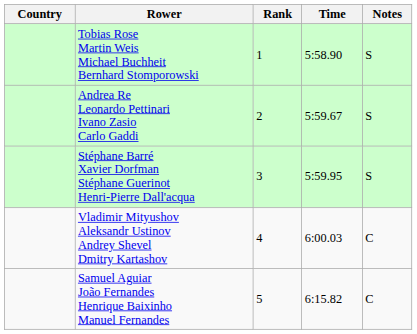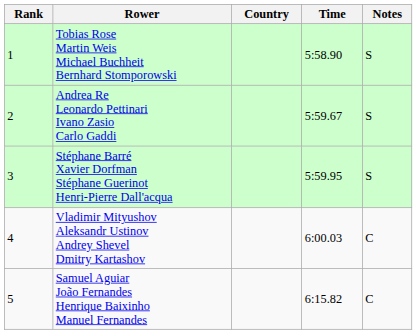columns swapped: (278, 14) <-> (40, 14)
